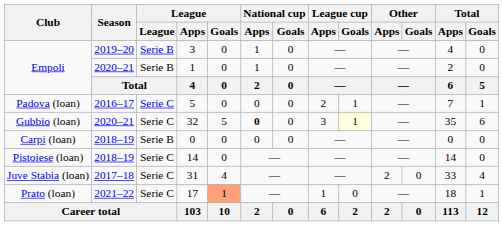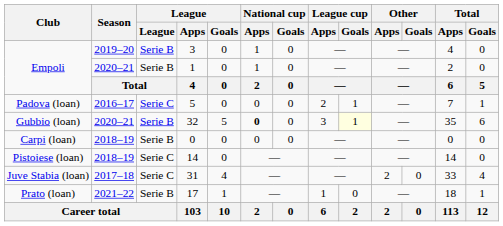(157, 121) Serie C -> (157, 121) Serie B
(157, 193) Serie C -> (157, 193) Serie B
(224, 193) lightsalmon background -> (224, 193) no background
